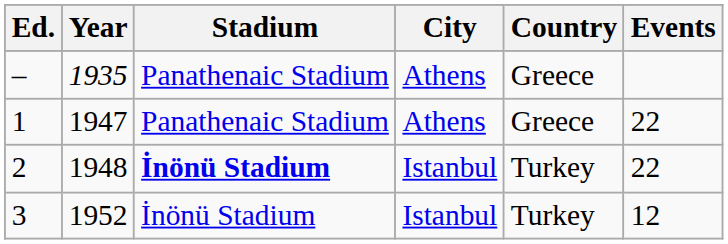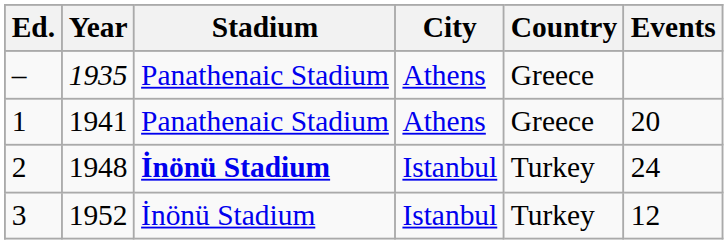(98, 121) 1947 -> (98, 121) 1941
(645, 121) 22 -> (645, 121) 20
(645, 167) 22 -> (645, 167) 24
